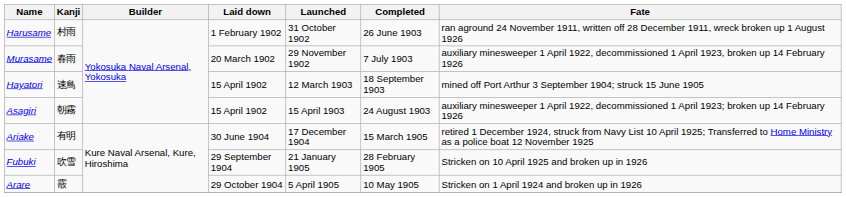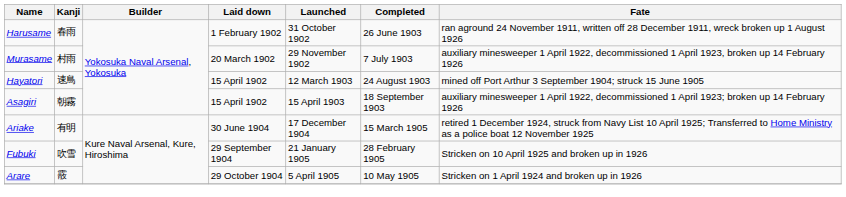(66, 33) 村雨 -> (66, 33) 春雨
(66, 59) 春雨 -> (66, 59) 村雨
(393, 85) 18 September 1903 -> (397, 81) 24 August 1903
(397, 111) 24 August 1903 -> (393, 102) 18 September 1903
